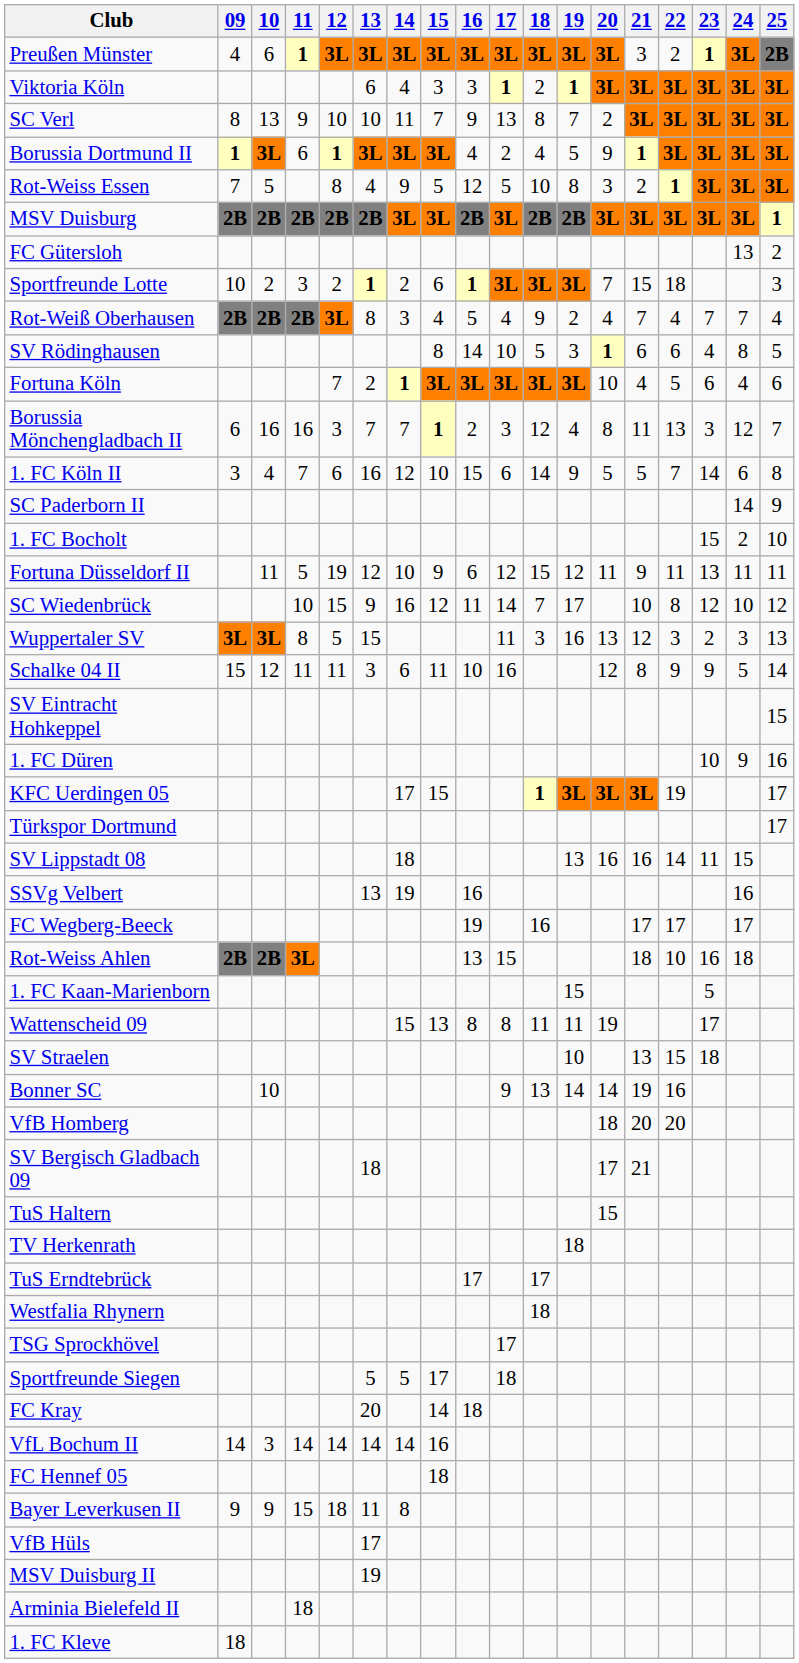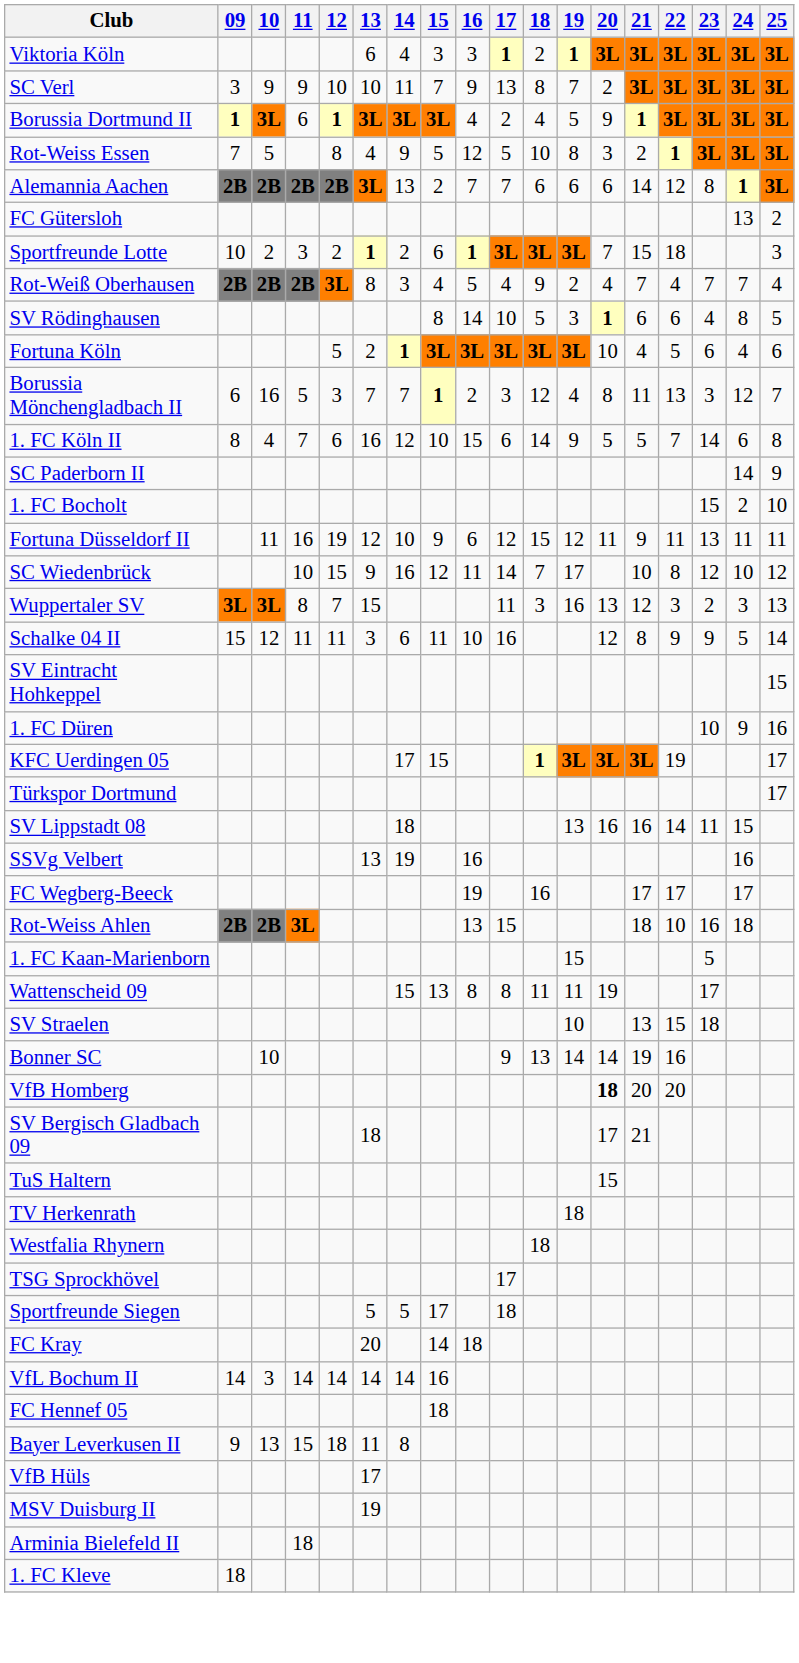- row: (81, 53)
(235, 119) 8 -> (235, 86) 3
(269, 119) 13 -> (269, 86) 9
+ row: (89, 185)
- row: (73, 218)
(337, 383) 7 -> (337, 350) 5
(303, 428) 16 -> (303, 395) 5
(235, 473) 3 -> (235, 440) 8
(303, 572) 5 -> (303, 539) 16
(337, 638) 5 -> (337, 605) 7
(608, 1123) normal -> (608, 1090) bold
- row: (80, 1278)
(269, 1509) 9 -> (269, 1443) 13
